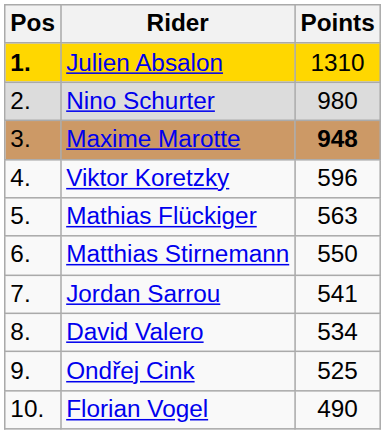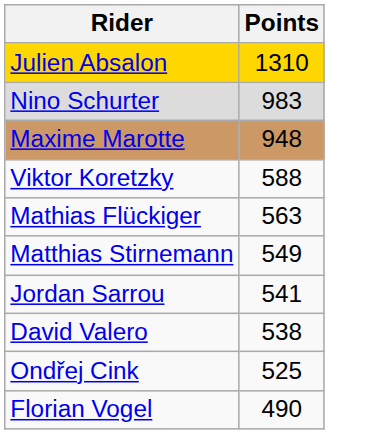- column: (33, 23)
(338, 100) 980 -> (282, 100) 983
(338, 139) bold -> (282, 139) normal
(338, 178) 596 -> (282, 178) 588
(338, 255) 550 -> (282, 255) 549
(338, 332) 534 -> (282, 332) 538
